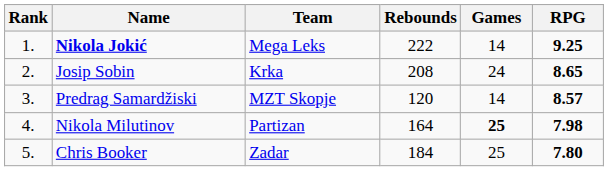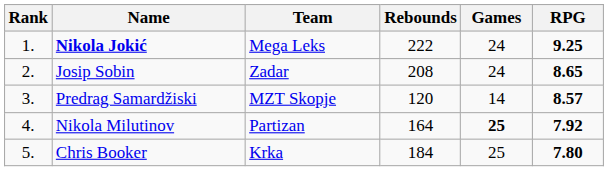(496, 44) 14 -> (496, 44) 24
(266, 71) Krka -> (269, 71) Zadar
(568, 125) 7.98 -> (568, 125) 7.92
(269, 152) Zadar -> (266, 152) Krka
